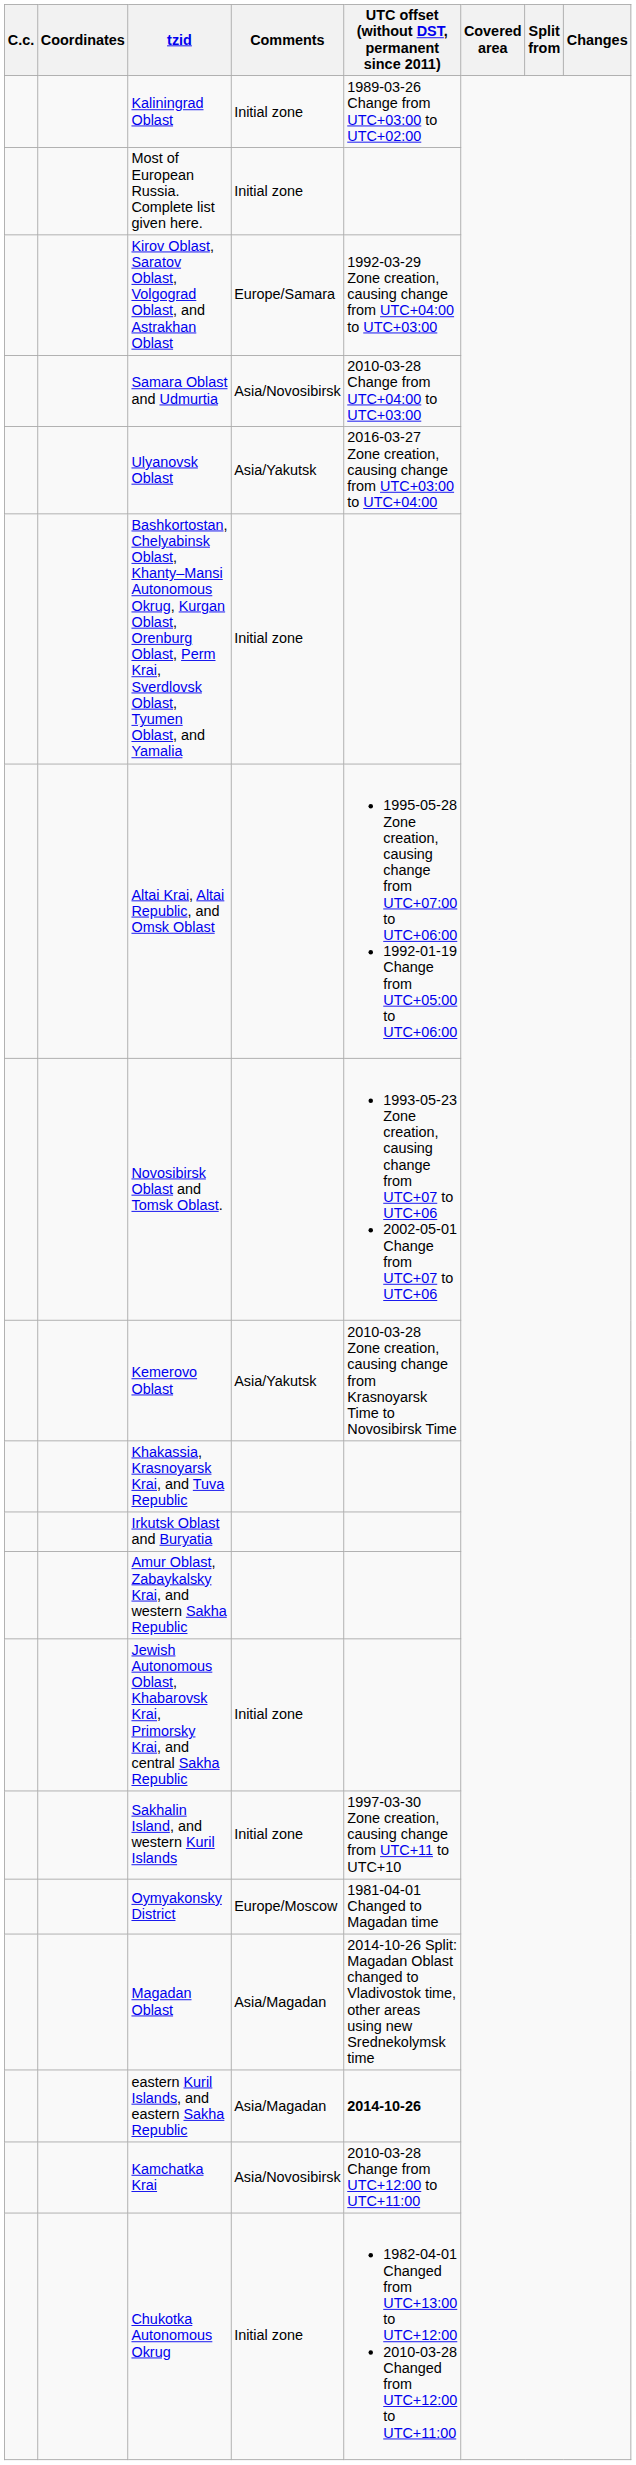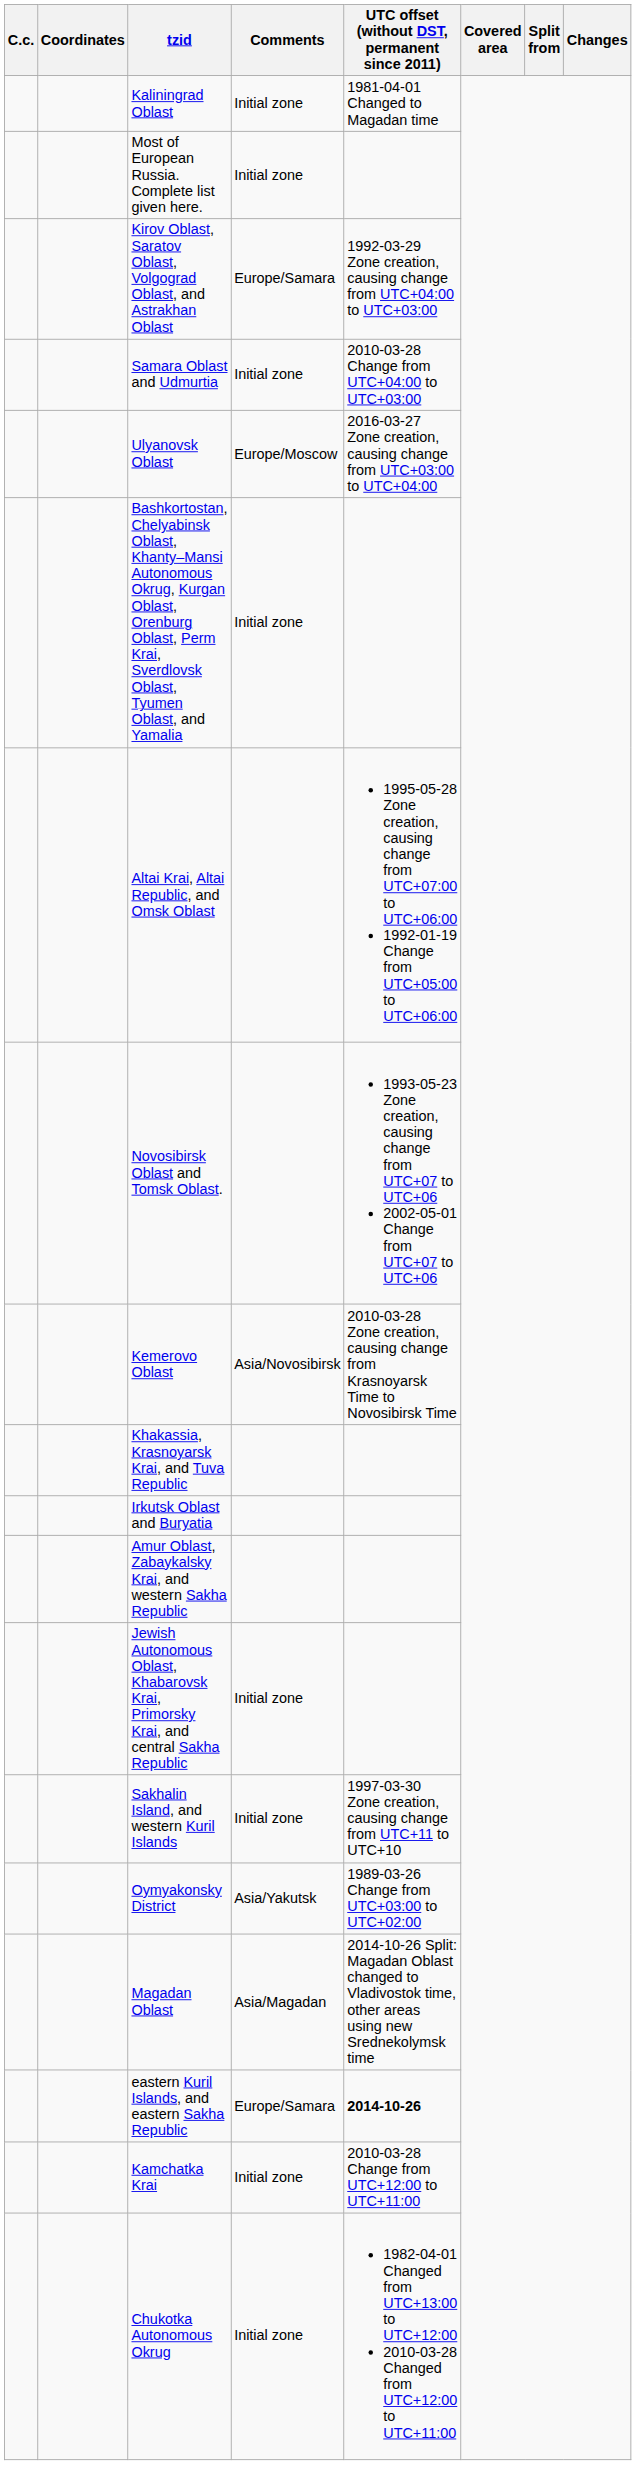(392, 111) 1989-03-26 Change from UTC+03:00 to UTC+02:00 -> (393, 103) 1981-04-01 Changed to Magadan time
(287, 390) Asia/Novosibirsk -> (269, 374) Initial zone
(275, 470) Asia/Yakutsk -> (286, 454) Europe/Moscow
(275, 1380) Asia/Yakutsk -> (287, 1364) Asia/Novosibirsk
(286, 1906) Europe/Moscow -> (275, 1898) Asia/Yakutsk
(393, 1906) 1981-04-01 Changed to Magadan time -> (392, 1898) 1989-03-26 Change from UTC+03:00 to UTC+02:00
(280, 2106) Asia/Magadan -> (285, 2106) Europe/Samara
(287, 2177) Asia/Novosibirsk -> (269, 2177) Initial zone
